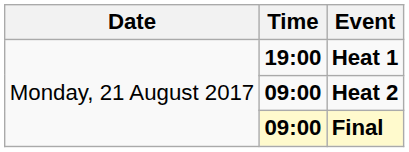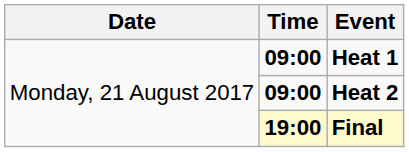(293, 57) 19:00 -> (293, 57) 09:00
(293, 127) 09:00 -> (293, 127) 19:00
